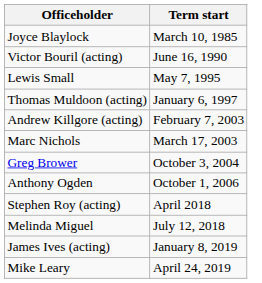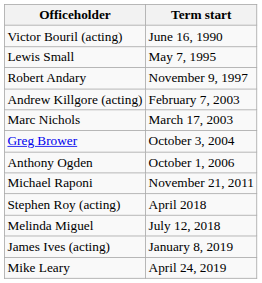- row: (48, 36)
- row: (77, 99)
+ row: (47, 78)
+ row: (50, 183)
